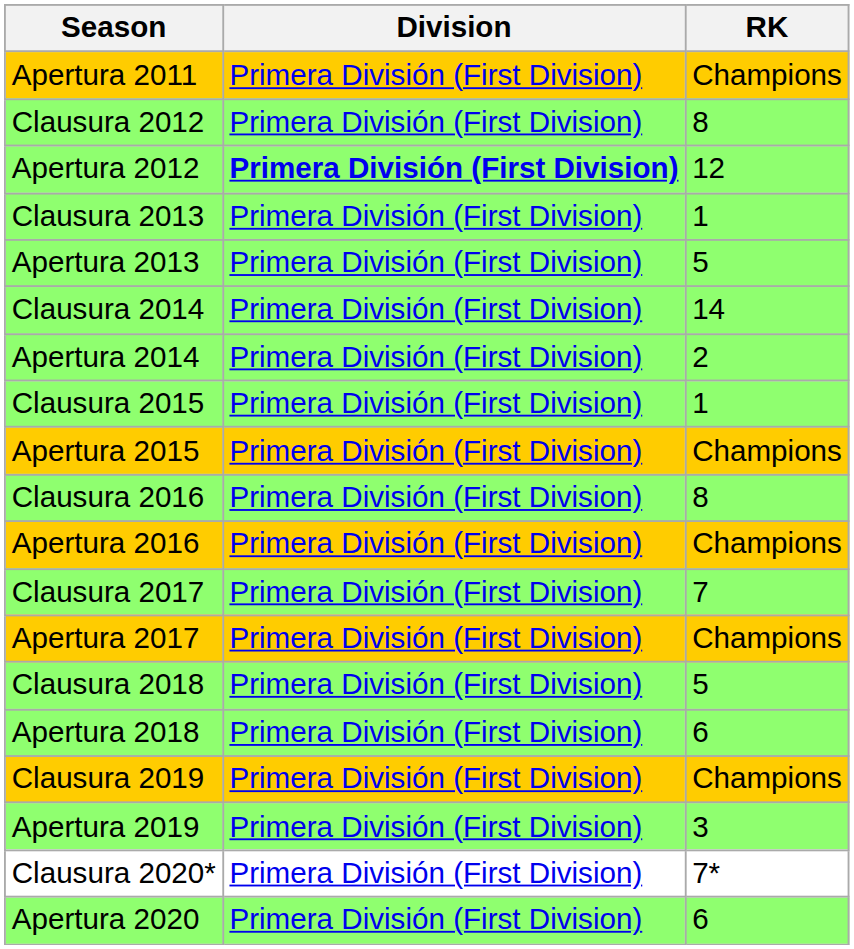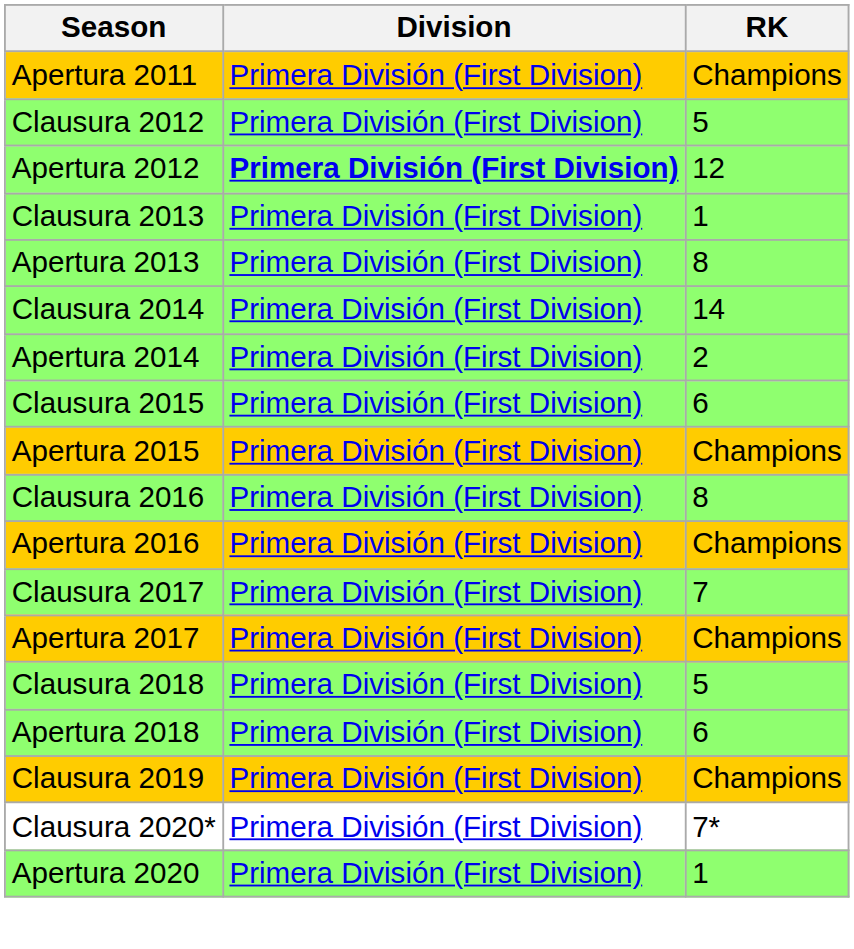(700, 121) 8 -> (700, 121) 5
(700, 262) 5 -> (700, 262) 8
(700, 403) 1 -> (700, 403) 6
- row: (106, 826)
(700, 919) 6 -> (700, 872) 1
